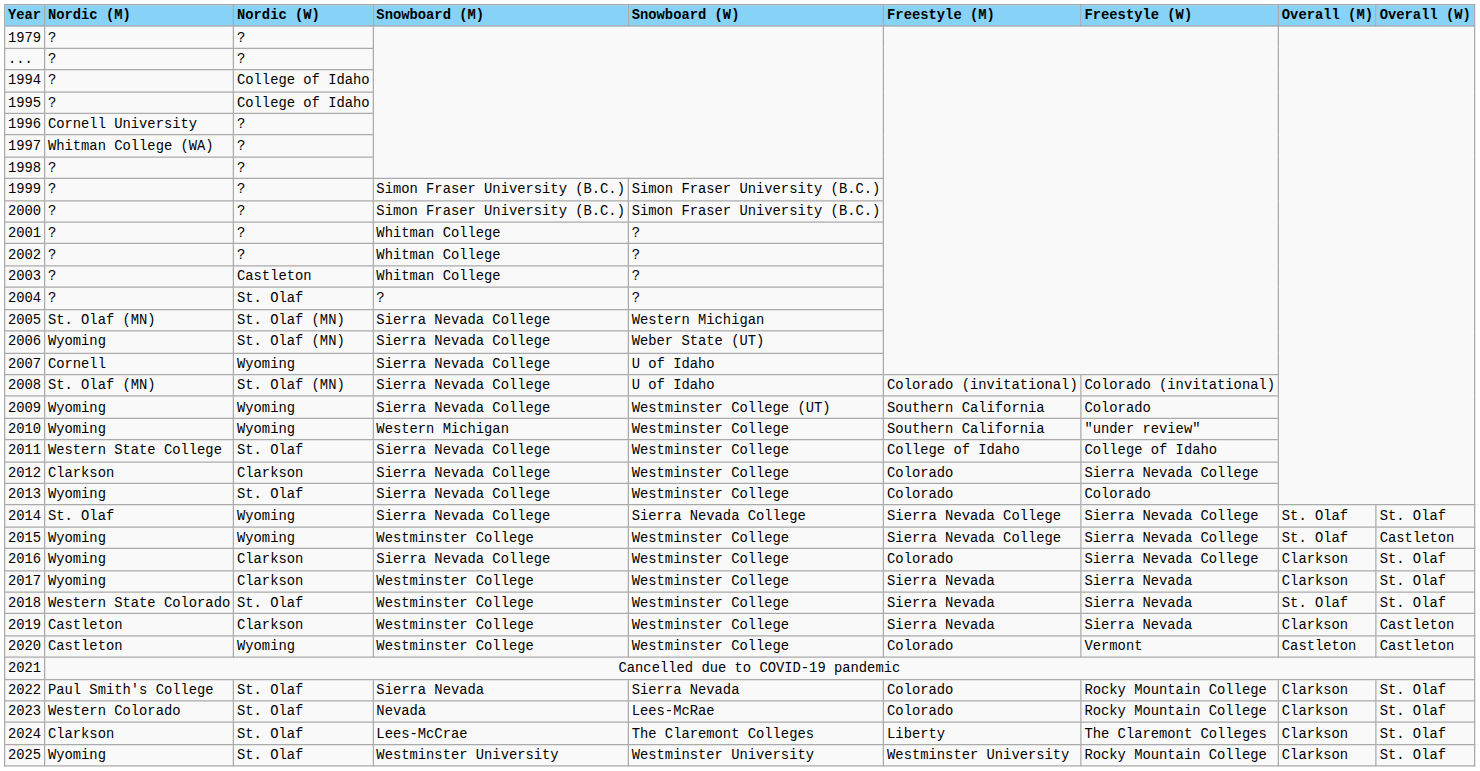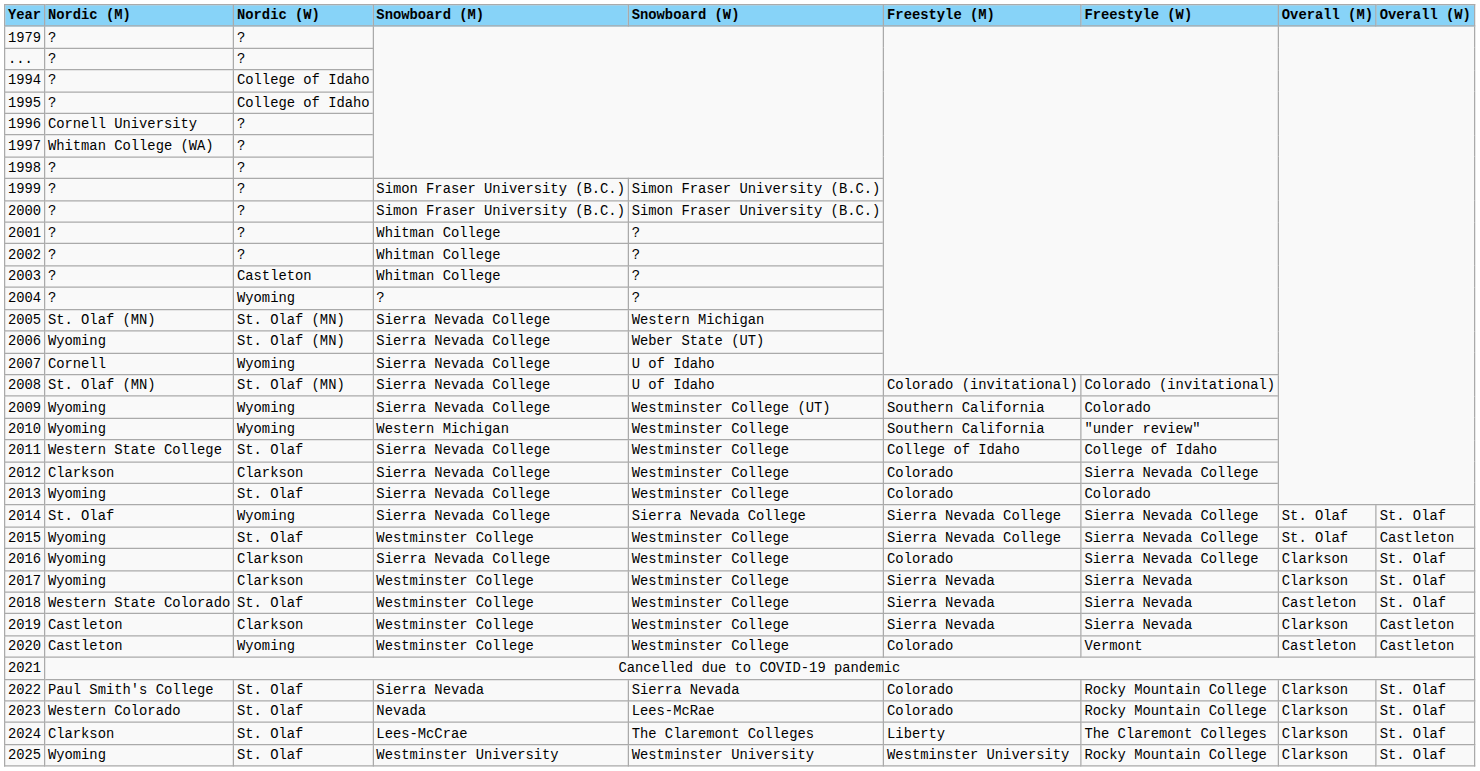(270, 298) St. Olaf -> (266, 298) Wyoming
(266, 538) Wyoming -> (270, 538) St. Olaf
(1315, 603) St. Olaf -> (1319, 603) Castleton
